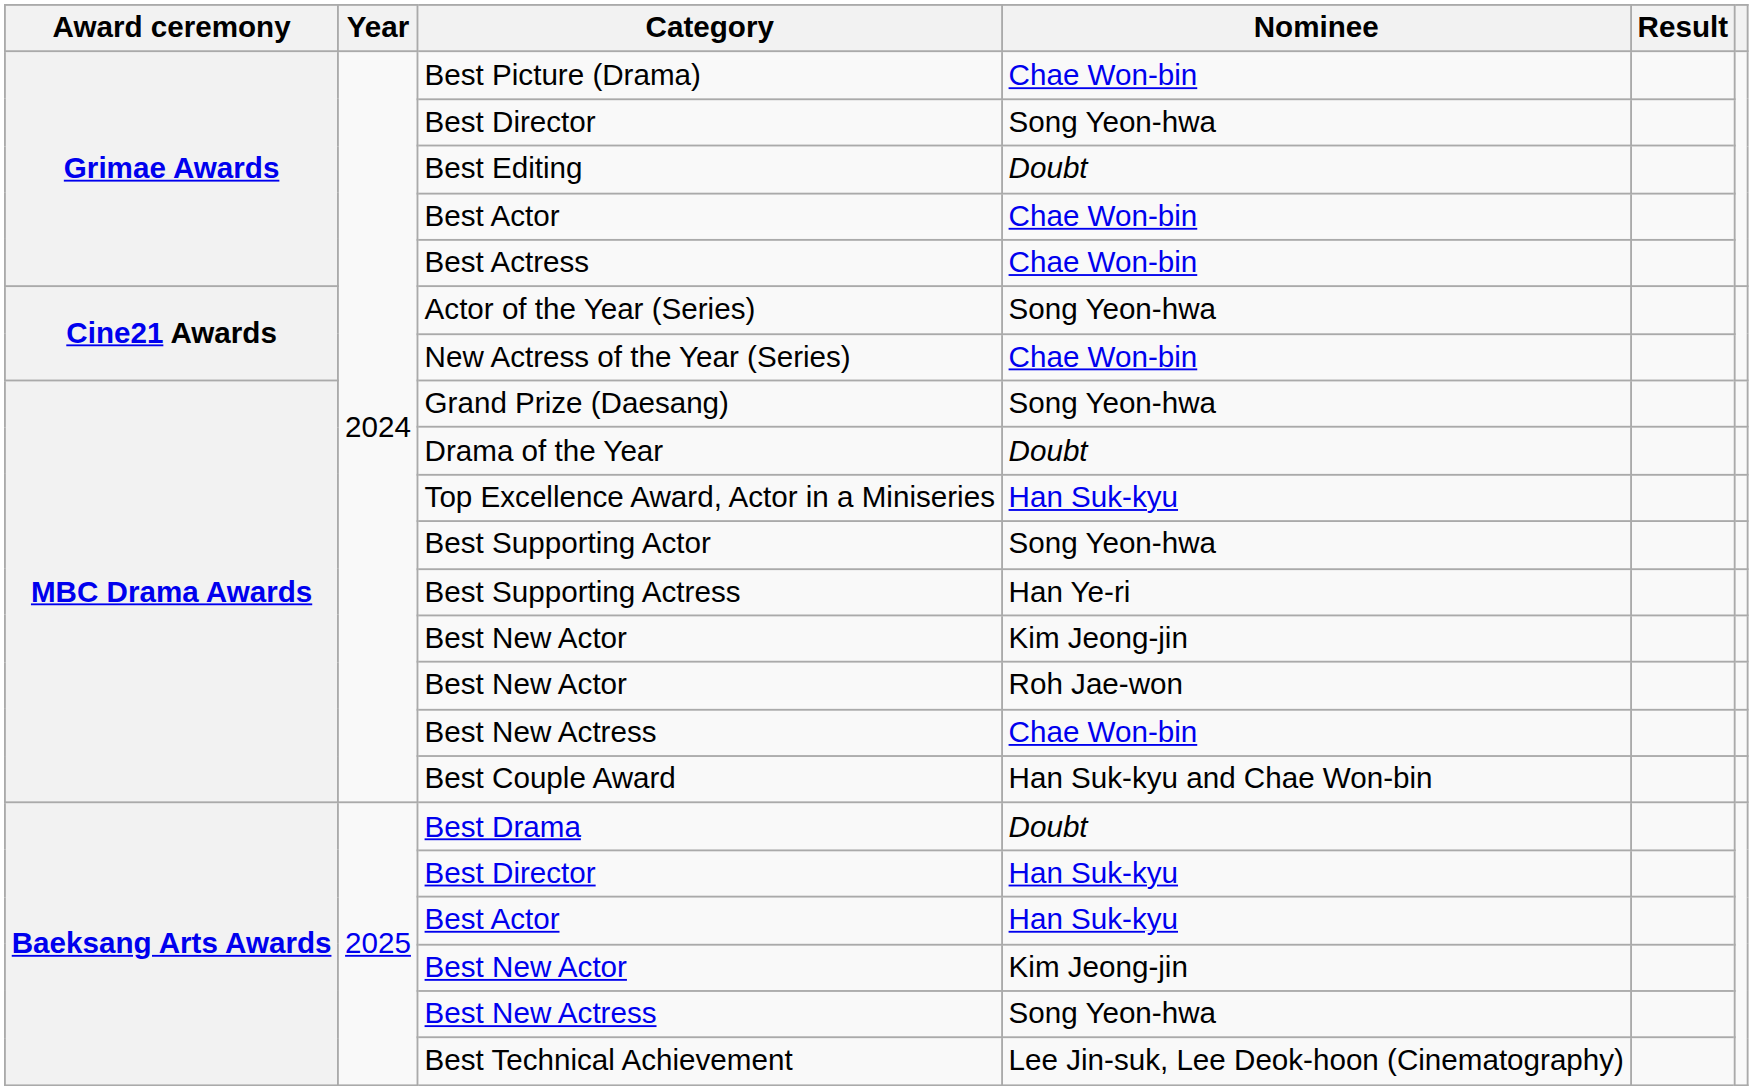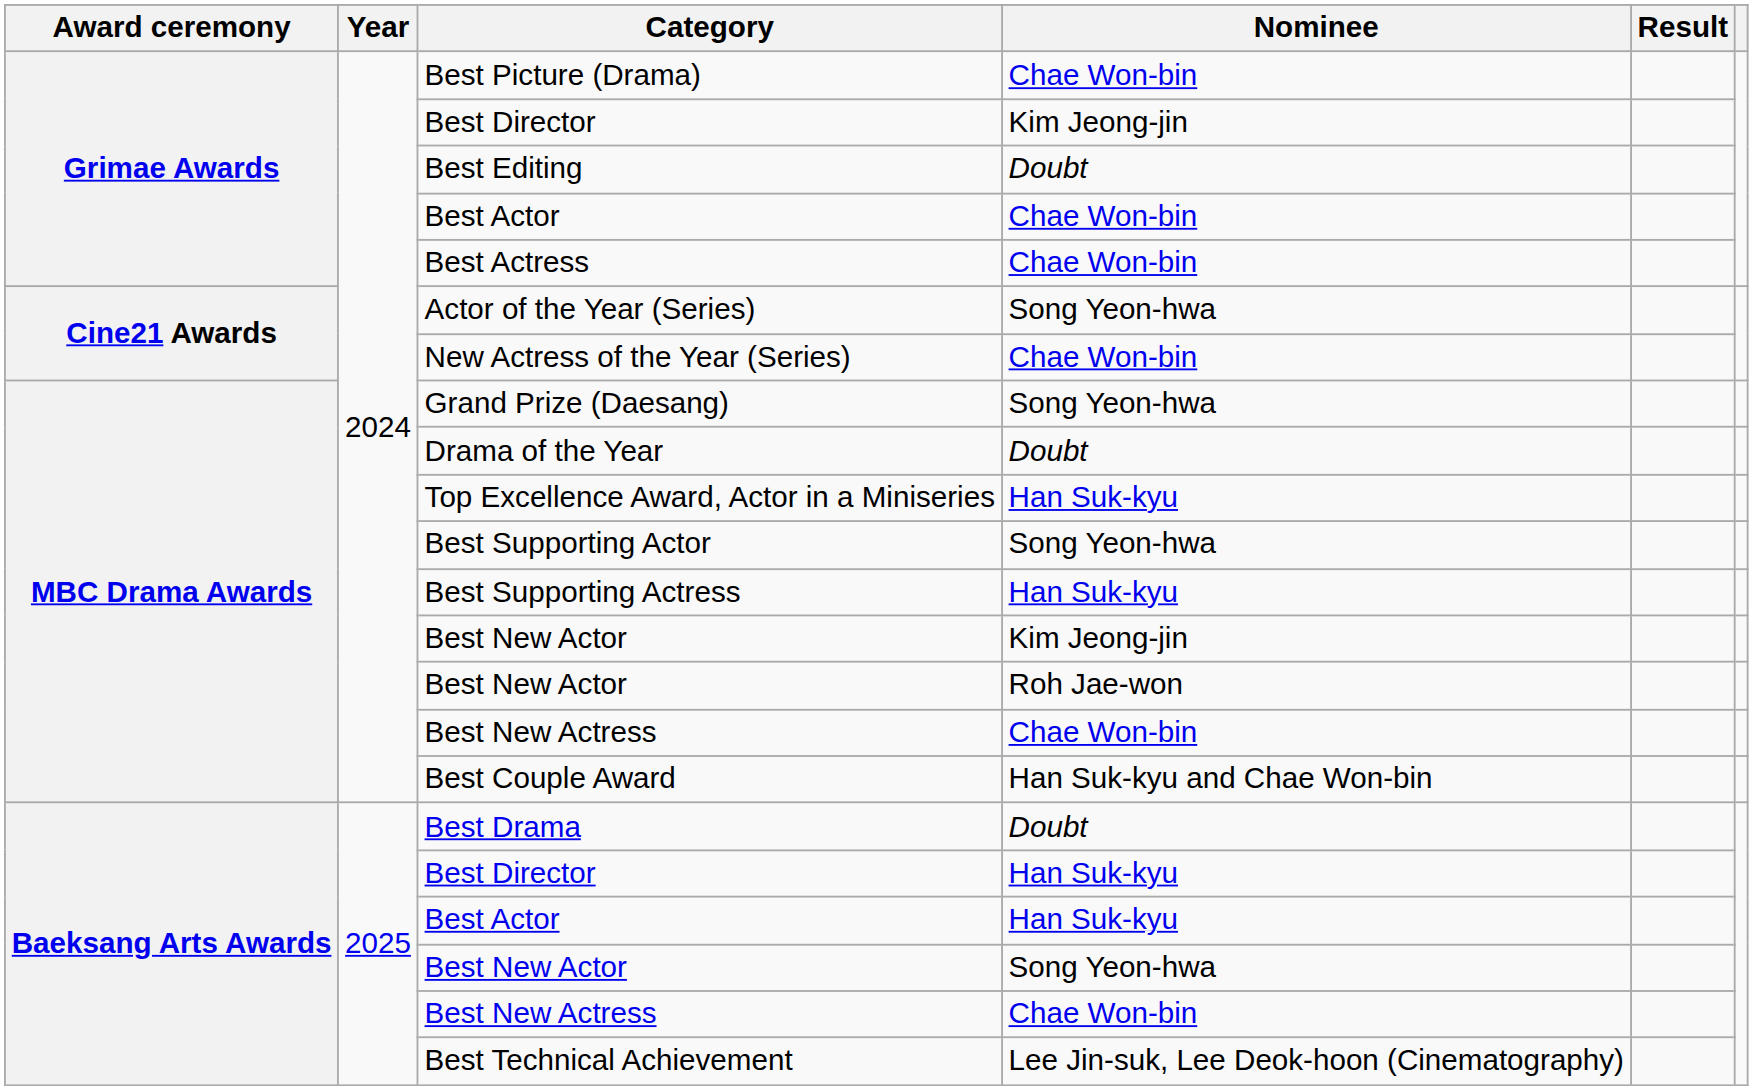(1112, 121) Song Yeon-hwa -> (1098, 121) Kim Jeong-jin
(1069, 591) Han Ye-ri -> (1093, 591) Han Suk-kyu
(1098, 966) Kim Jeong-jin -> (1112, 966) Song Yeon-hwa
(1112, 1013) Song Yeon-hwa -> (1103, 1013) Chae Won-bin
